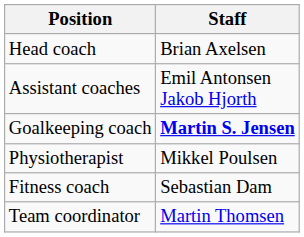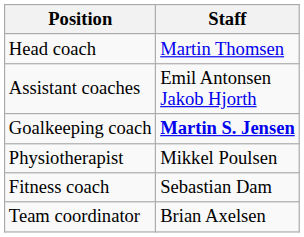(213, 48) Brian Axelsen -> (222, 48) Martin Thomsen
(222, 216) Martin Thomsen -> (213, 216) Brian Axelsen
